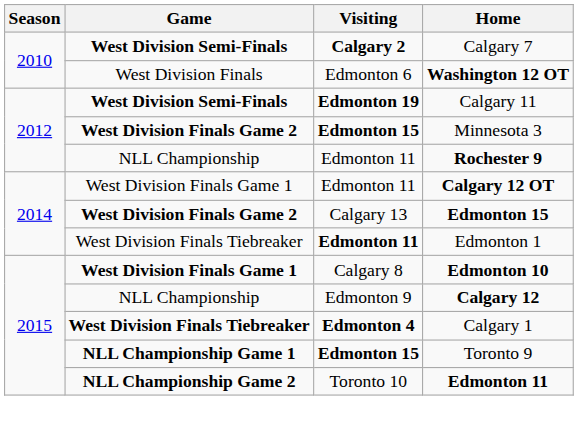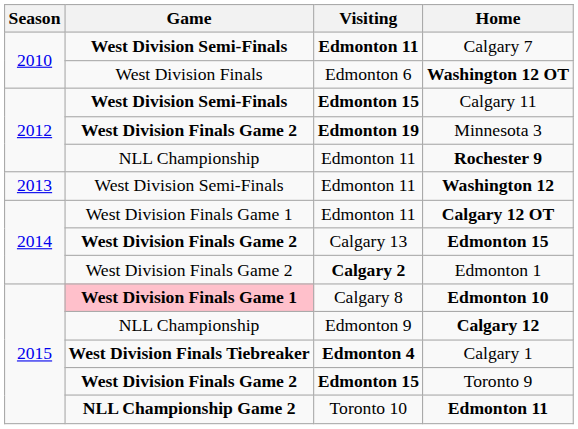(368, 46) Calgary 2 -> (368, 46) Edmonton 11
(368, 102) Edmonton 19 -> (368, 102) Edmonton 15
(368, 130) Edmonton 15 -> (368, 130) Edmonton 19
+ row: (498, 185)
(189, 241) West Division Finals Tiebreaker -> (189, 269) West Division Finals Game 2
(368, 241) Edmonton 11 -> (368, 269) Calgary 2
(189, 269) no background -> (189, 297) pink background
(189, 353) NLL Championship Game 1 -> (189, 381) West Division Finals Game 2
